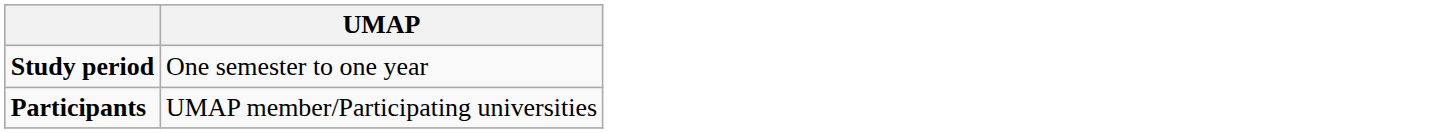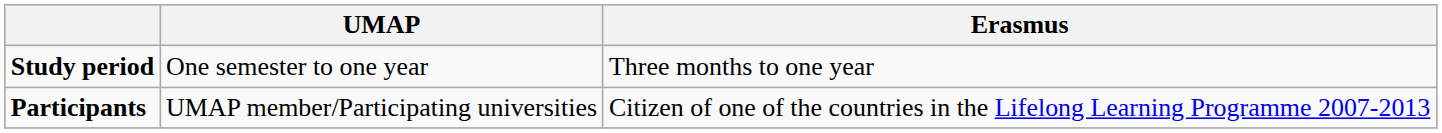+ column: (1020, 25)
